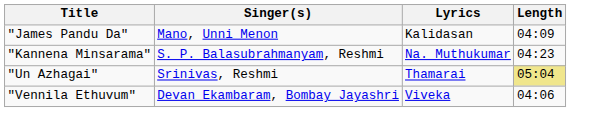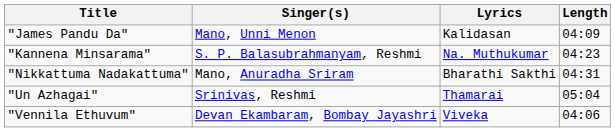+ row: (98, 76)
(536, 76) khaki background -> (581, 96) no background
